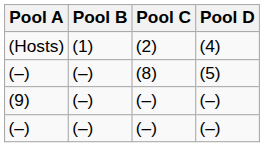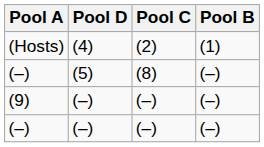columns swapped: (100, 18) <-> (227, 18)
